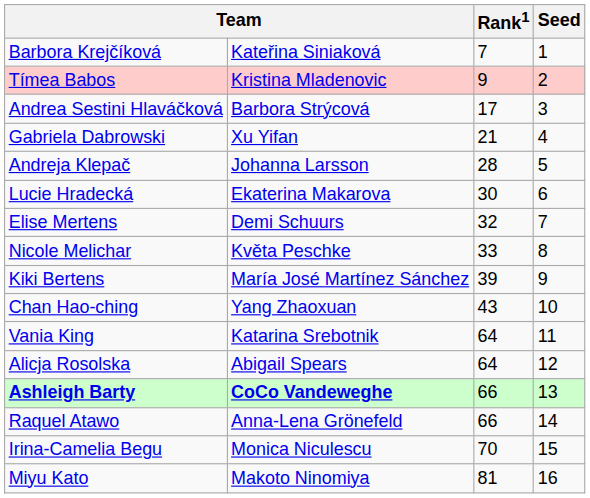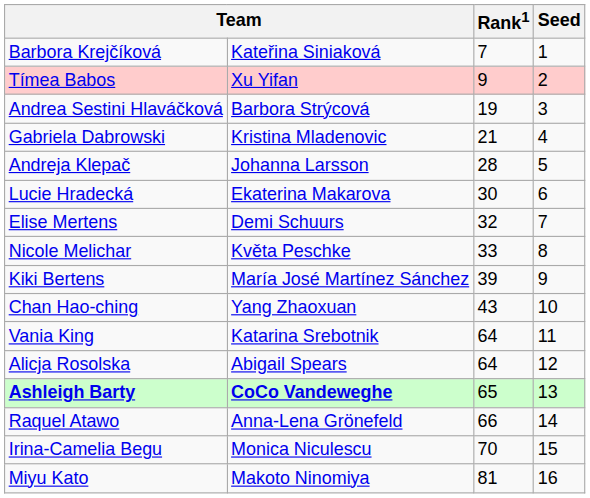(309, 80) Kristina Mladenovic -> (264, 80) Xu Yifan
(487, 108) 17 -> (487, 108) 19
(264, 137) Xu Yifan -> (309, 137) Kristina Mladenovic
(487, 393) 66 -> (487, 393) 65
